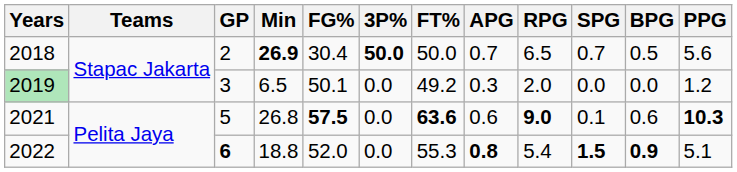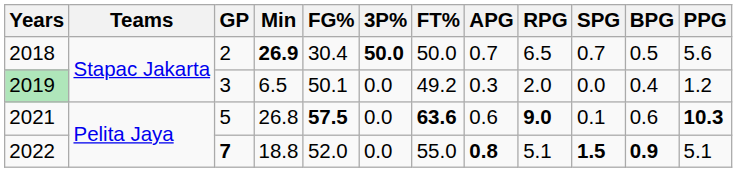(644, 85) 0.0 -> (644, 85) 0.4
(225, 150) 6 -> (225, 150) 7
(437, 150) 55.3 -> (437, 150) 55.0
(537, 150) 5.4 -> (537, 150) 5.1
